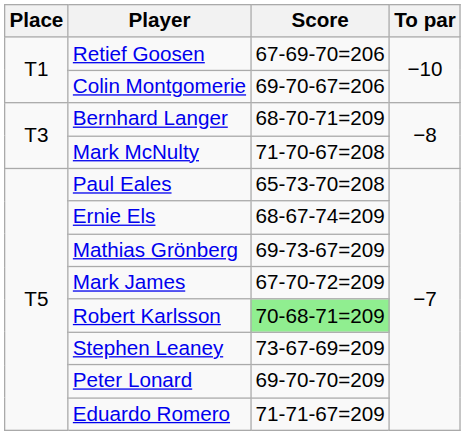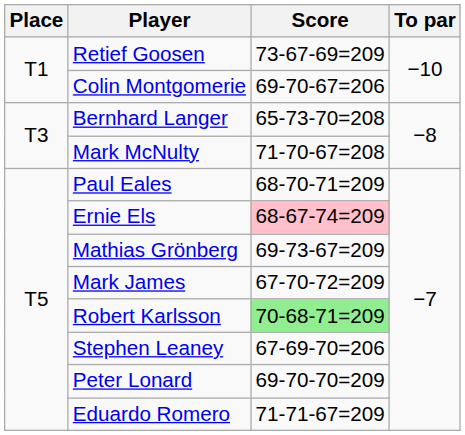(320, 53) 67-69-70=206 -> (320, 53) 73-67-69=209
(320, 119) 68-70-71=209 -> (320, 119) 65-73-70=208
(320, 184) 65-73-70=208 -> (320, 184) 68-70-71=209
(320, 217) no background -> (320, 217) pink background
(320, 348) 73-67-69=209 -> (320, 348) 67-69-70=206
